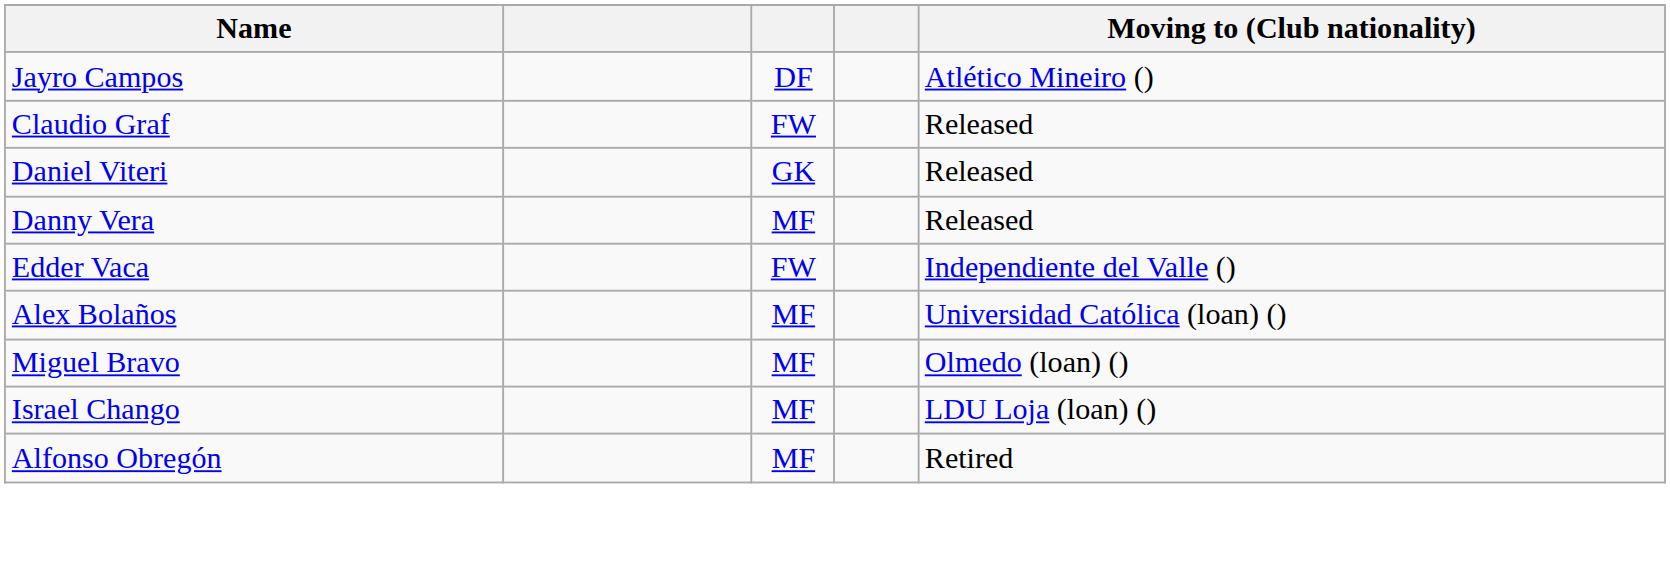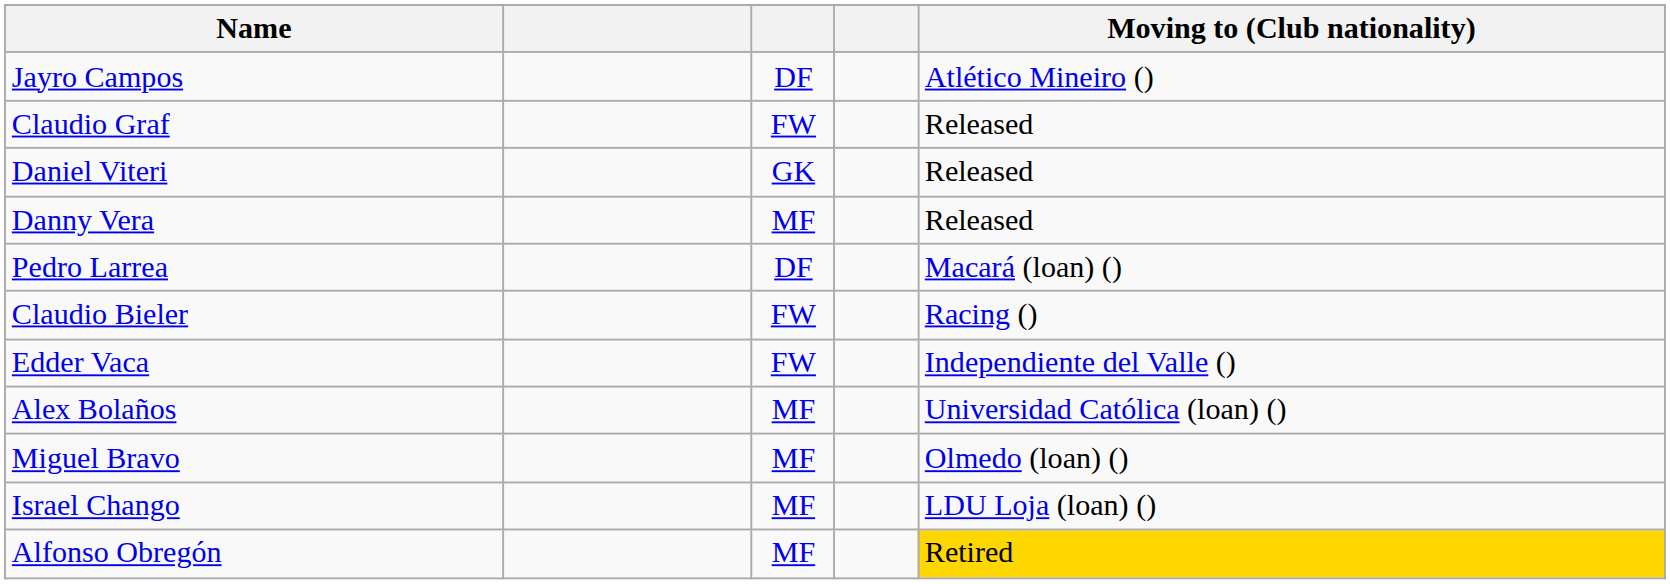+ row: (90, 266)
+ row: (100, 314)
(969, 457) no background -> (969, 553) gold background
